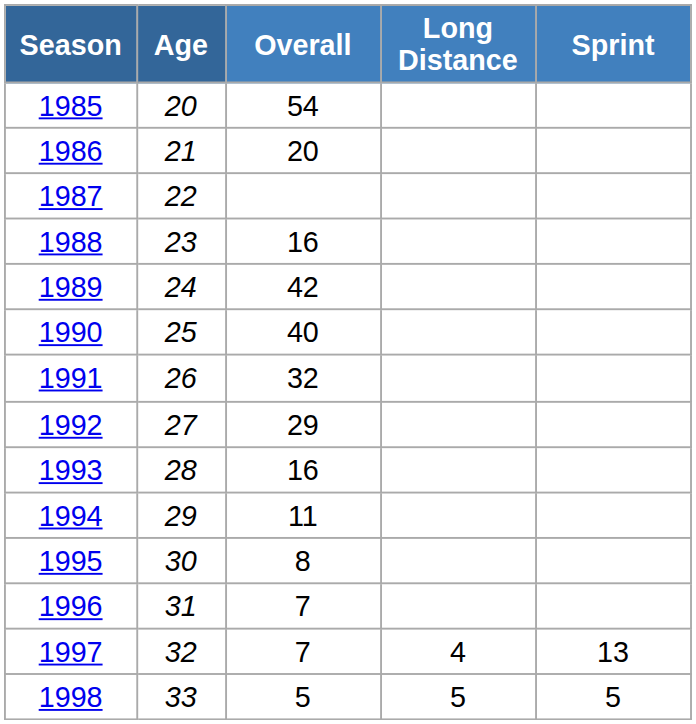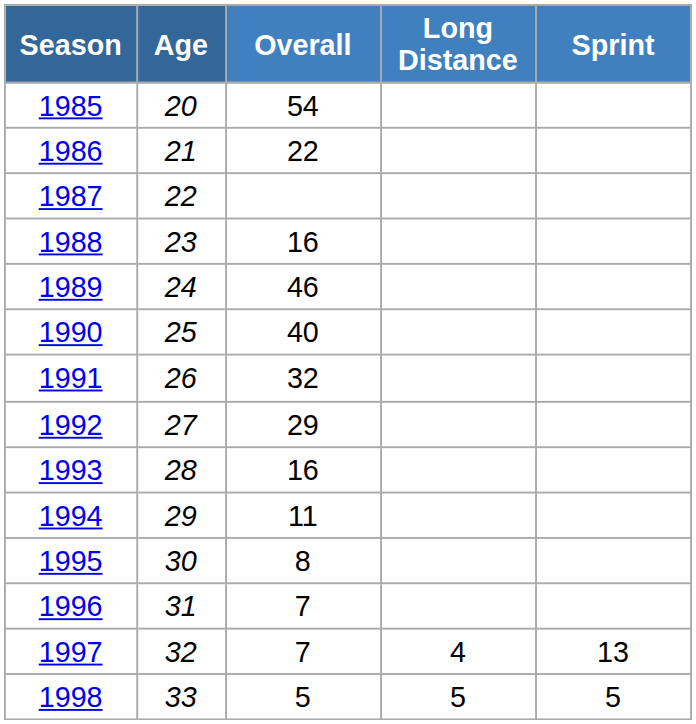(303, 151) 20 -> (303, 151) 22
(303, 287) 42 -> (303, 287) 46
